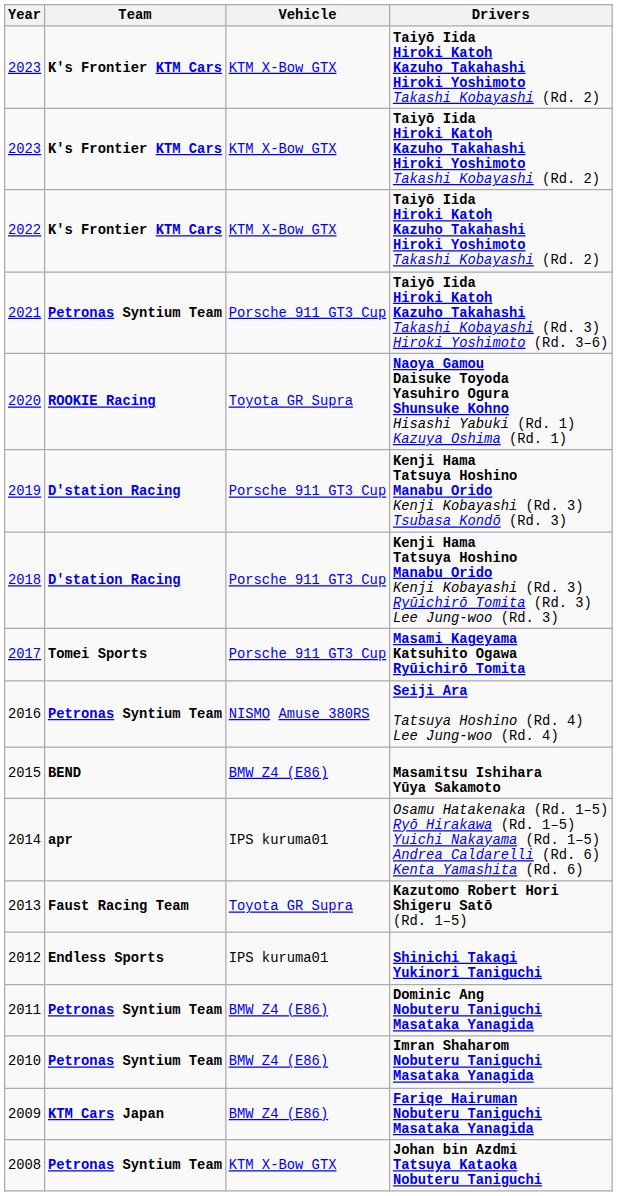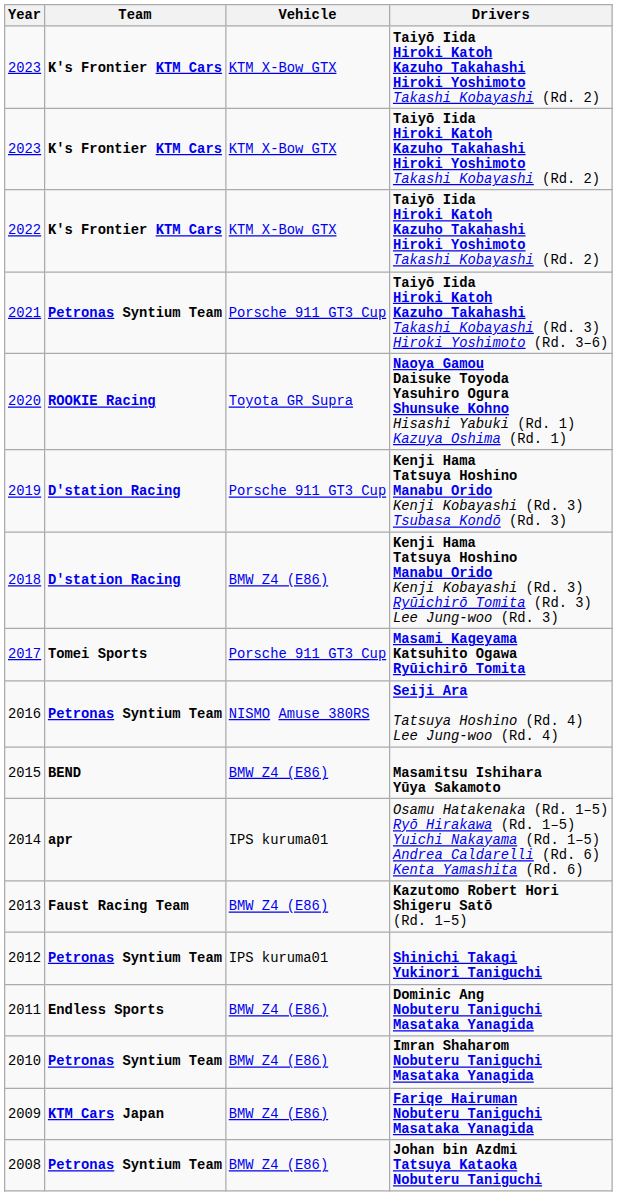(307, 580) Porsche 911 GT3 Cup -> (278, 580) BMW Z4 (E86)
(291, 907) Toyota GR Supra -> (278, 907) BMW Z4 (E86)
(106, 958) Endless Sports -> (135, 958) Petronas Syntium Team
(135, 1010) Petronas Syntium Team -> (106, 1010) Endless Sports
(283, 1165) KTM X-Bow GTX -> (278, 1165) BMW Z4 (E86)
